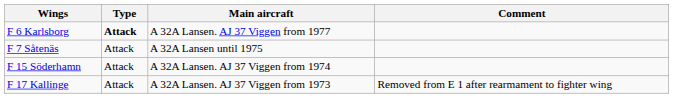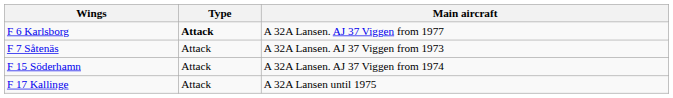- column: (522, 13)
(206, 48) A 32A Lansen until 1975 -> (354, 48) A 32A Lansen. AJ 37 Viggen from 1973
(240, 84) A 32A Lansen. AJ 37 Viggen from 1973 -> (320, 84) A 32A Lansen until 1975
